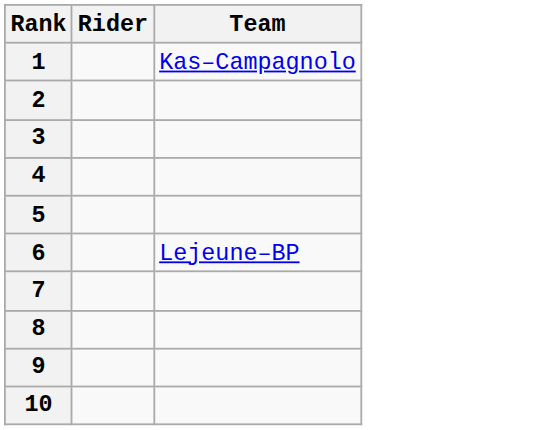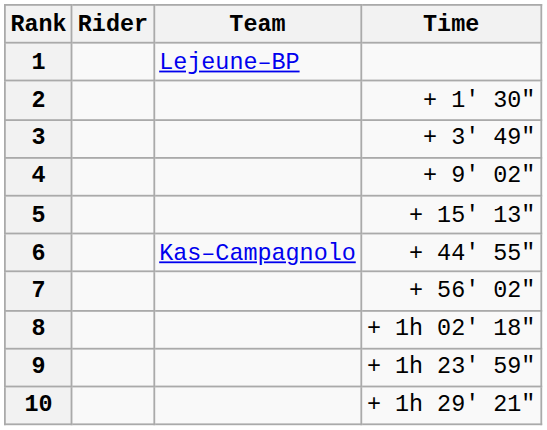+ column: (451, 24)
(257, 62) Kas–Campagnolo -> (229, 62) Lejeune–BP
(229, 253) Lejeune–BP -> (257, 253) Kas–Campagnolo
